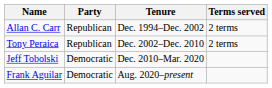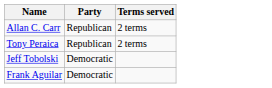- column: (161, 12)
